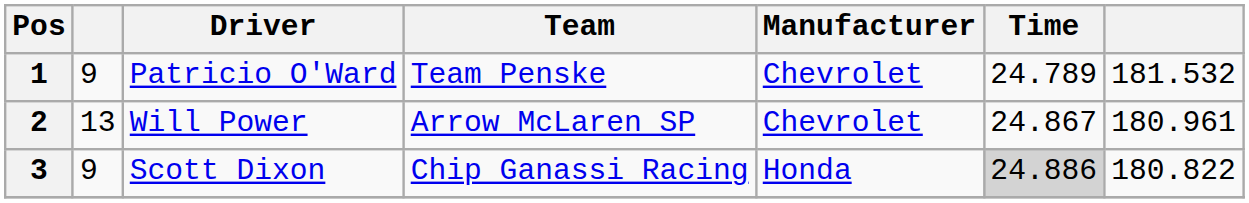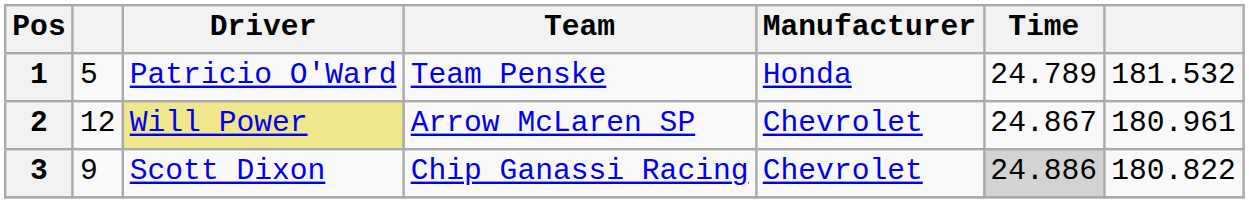(89, 77) 9 -> (89, 77) 5
(843, 77) Chevrolet -> (807, 77) Honda
(98, 125) 13 -> (98, 125) 12
(219, 125) no background -> (219, 125) khaki background
(807, 173) Honda -> (843, 173) Chevrolet
